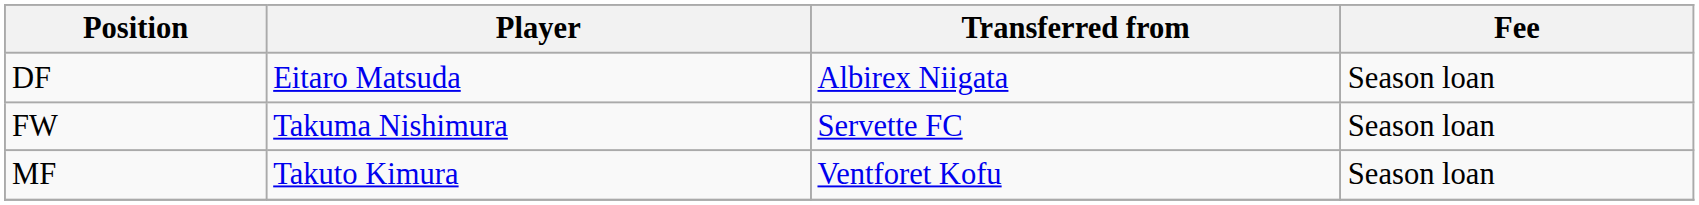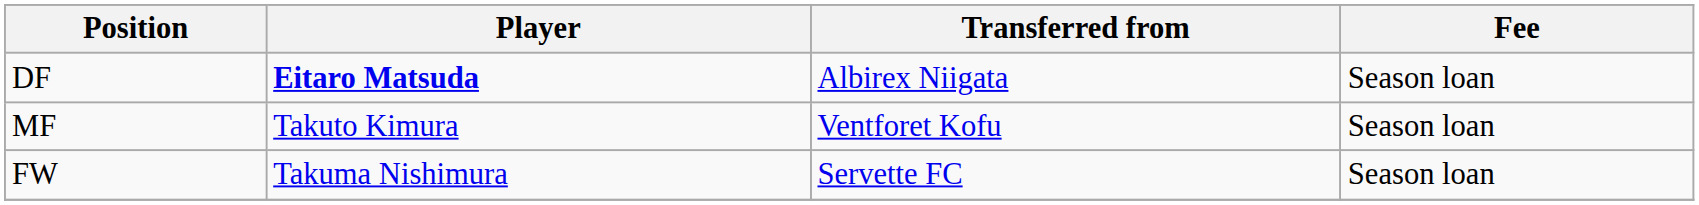(367, 77) normal -> (376, 77) bold
rows swapped: (34, 174) <-> (35, 125)
